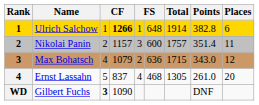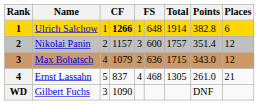(229, 44) 11 -> (230, 44) 12
(230, 76) 20 -> (230, 76) 21
(105, 92) bold -> (105, 92) normal
